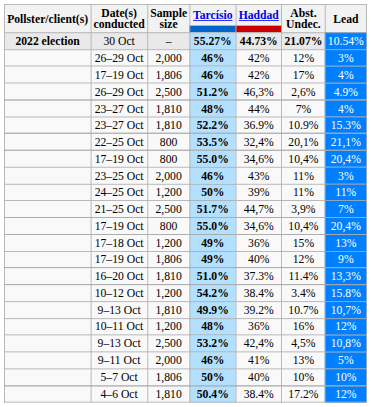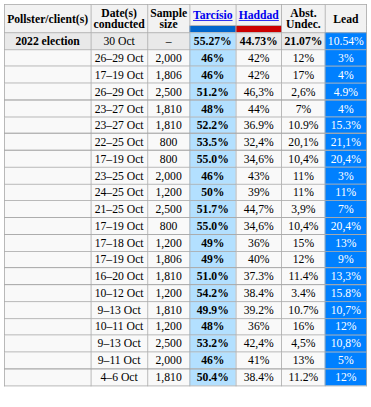- row: (119, 377)
(303, 394) 17.2% -> (303, 377) 11.2%
